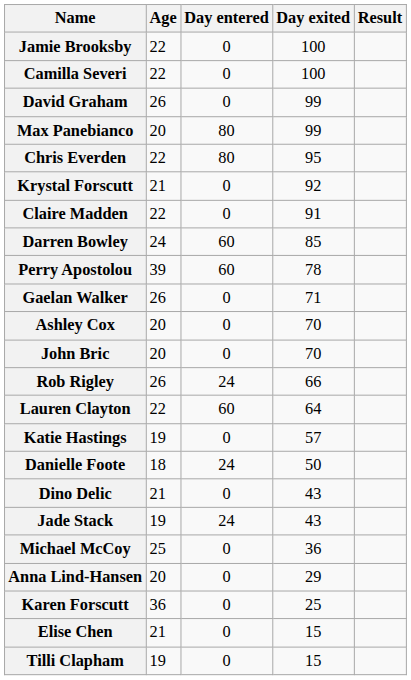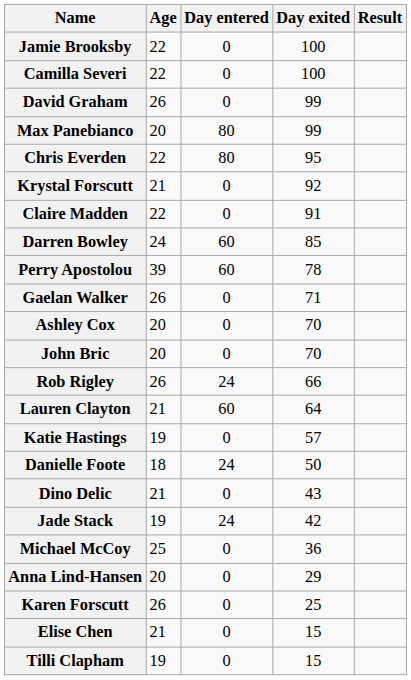(158, 409) 22 -> (158, 409) 21
(313, 521) 43 -> (313, 521) 42
(158, 604) 36 -> (158, 604) 26
